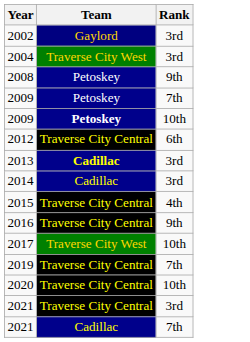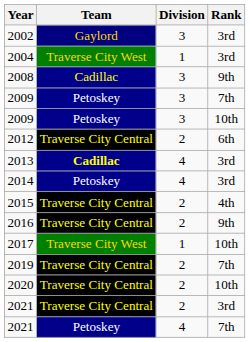+ column: (182, 14)
(96, 77) Petoskey -> (96, 77) Cadillac
(96, 118) bold -> (96, 118) normal
(96, 181) Cadillac -> (96, 181) Petoskey
(96, 327) Cadillac -> (96, 327) Petoskey
